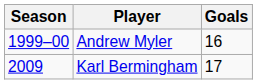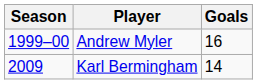(213, 66) 17 -> (213, 66) 14
